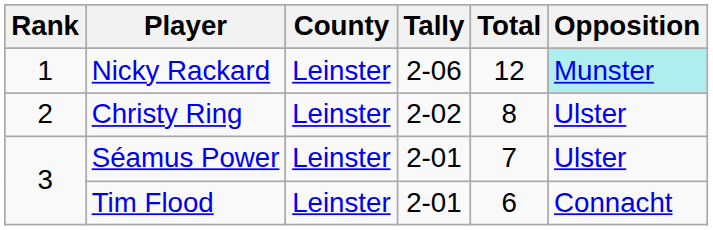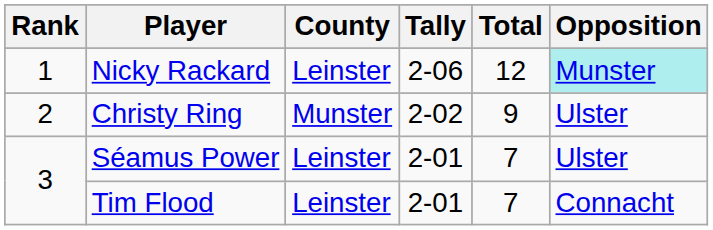(341, 114) Leinster -> (342, 114) Munster
(509, 114) 8 -> (511, 114) 9
(509, 202) 6 -> (511, 202) 7
